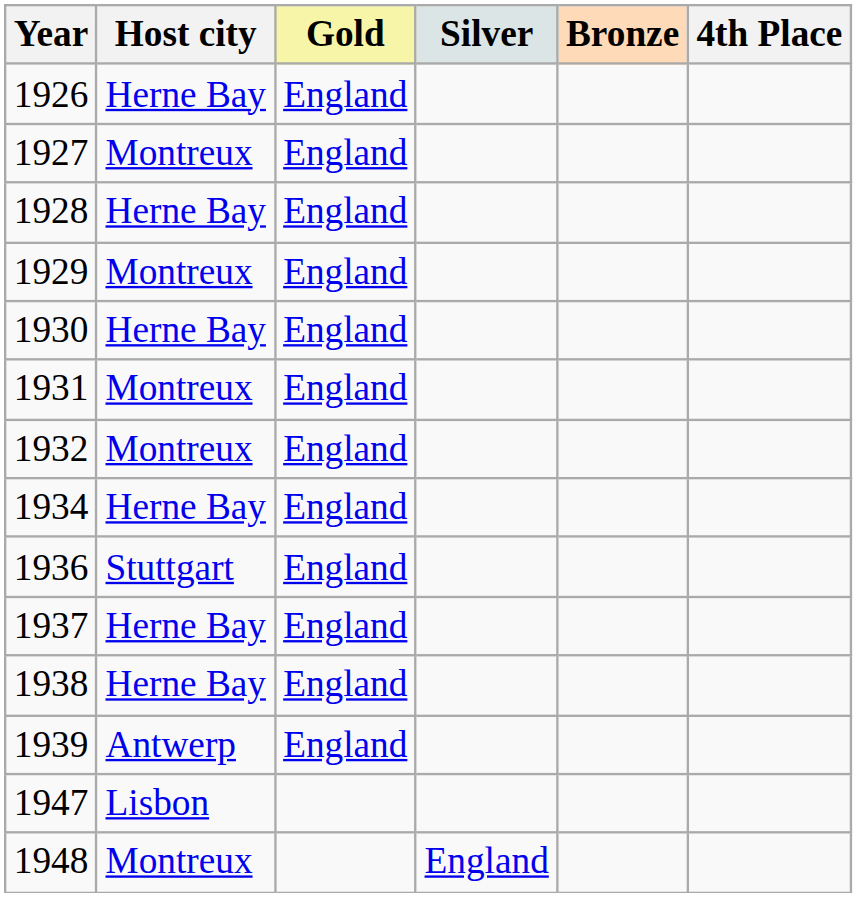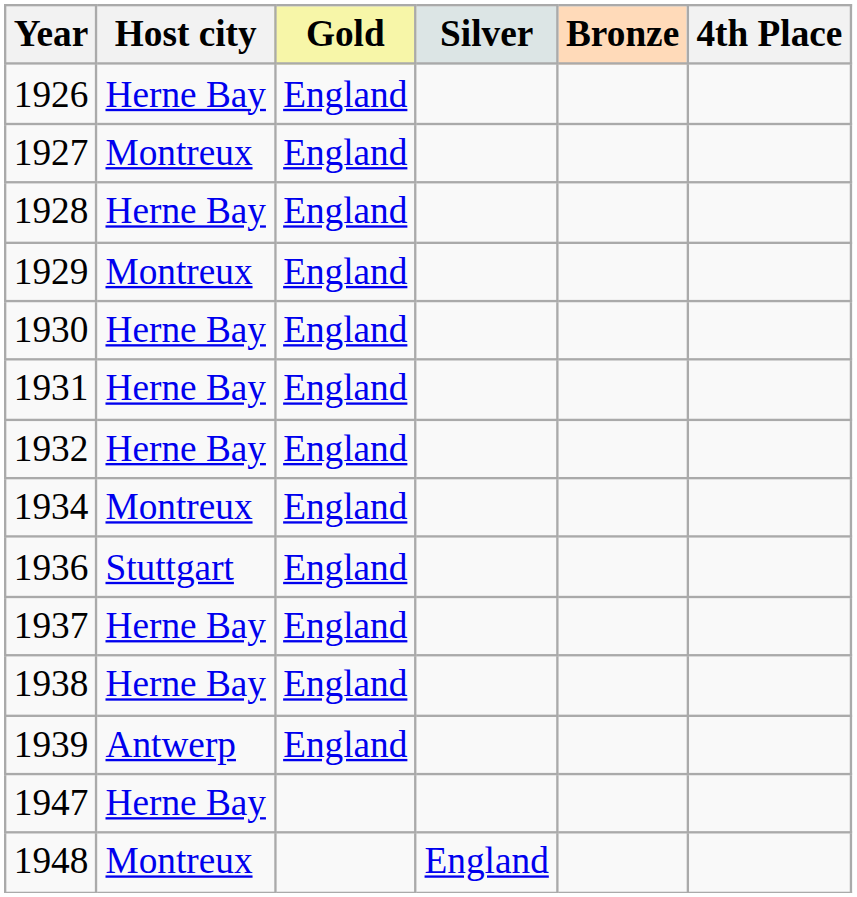(179, 388) Montreux -> (186, 388) Herne Bay
(179, 447) Montreux -> (186, 447) Herne Bay
(186, 507) Herne Bay -> (179, 507) Montreux
(157, 802) Lisbon -> (186, 802) Herne Bay
